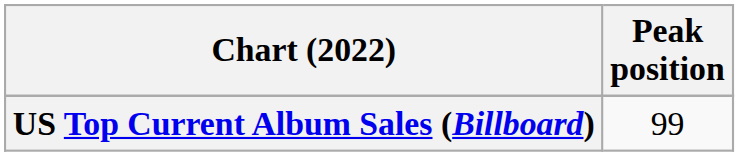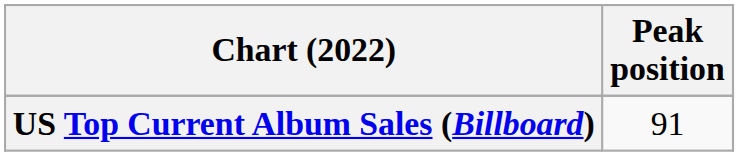(668, 122) 99 -> (668, 122) 91
